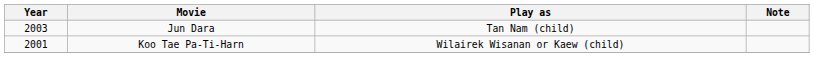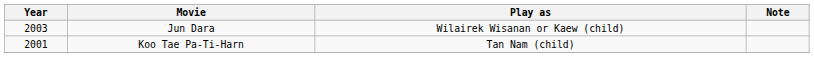(531, 28) Tan Nam (child) -> (531, 28) Wilairek Wisanan or Kaew (child)
(531, 44) Wilairek Wisanan or Kaew (child) -> (531, 44) Tan Nam (child)
